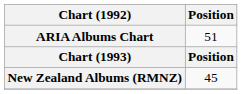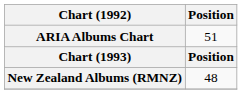(211, 78) 45 -> (211, 78) 48
